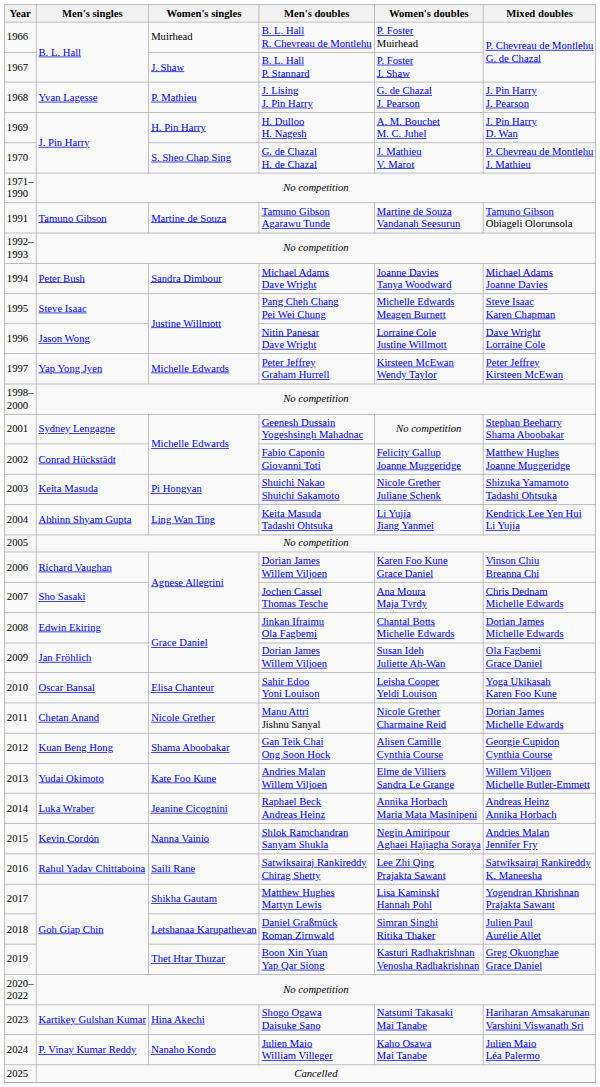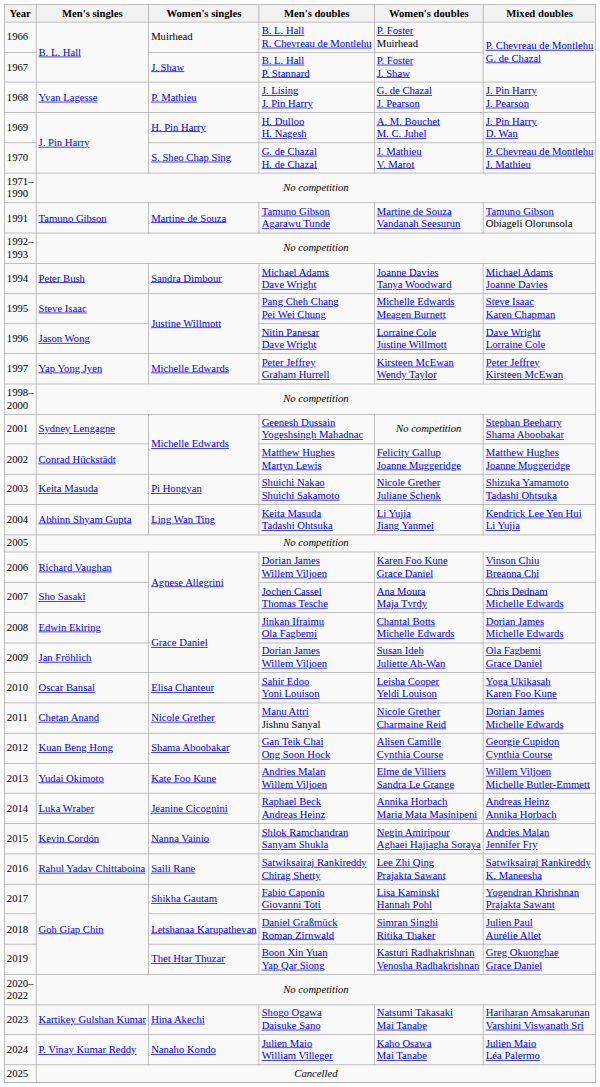(293, 459) Fabio Caponio Giovanni Toti -> (298, 459) Matthew Hughes Martyn Lewis
(298, 899) Matthew Hughes Martyn Lewis -> (293, 899) Fabio Caponio Giovanni Toti
